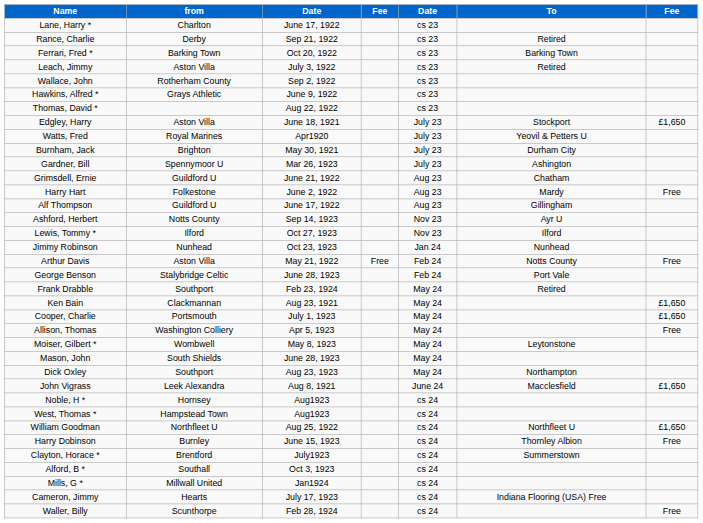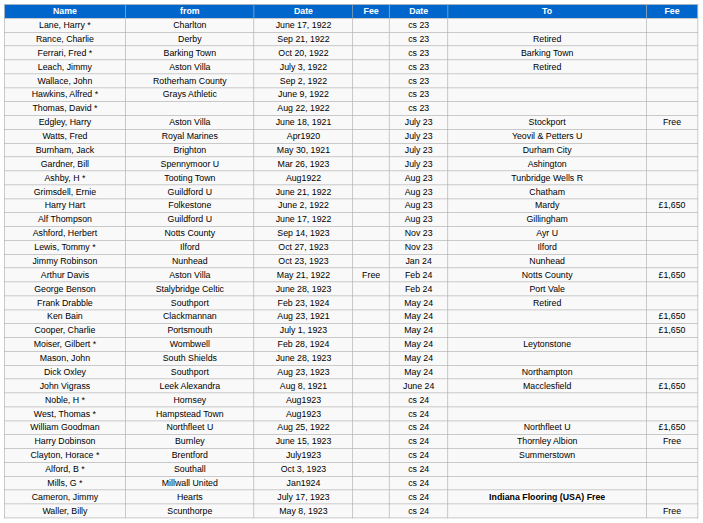(672, 123) £1,650 -> (672, 123) Free
+ row: (65, 178)
(672, 192) Free -> (672, 206) £1,650
(672, 261) Free -> (672, 275) £1,650
- row: (65, 331)
(312, 345) May 8, 1923 -> (303, 345) Feb 28, 1924
(552, 497) normal -> (547, 497) bold
(312, 511) Feb 28, 1924 -> (303, 511) May 8, 1923
